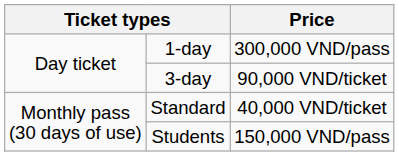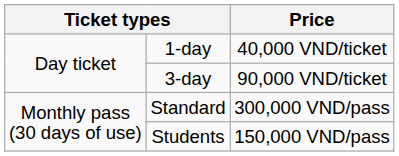(312, 49) 300,000 VND/pass -> (312, 49) 40,000 VND/ticket
(312, 108) 40,000 VND/ticket -> (312, 108) 300,000 VND/pass
